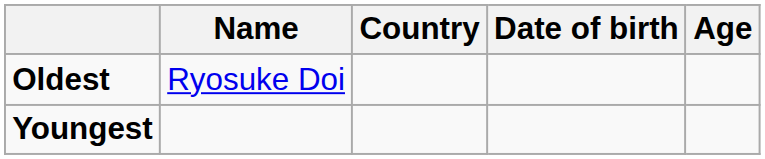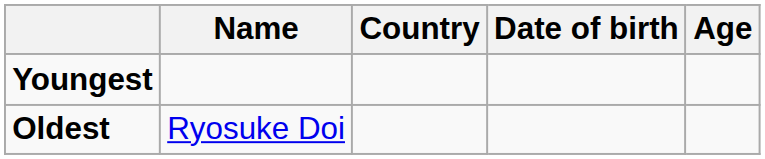rows swapped: (82, 128) <-> (61, 79)
